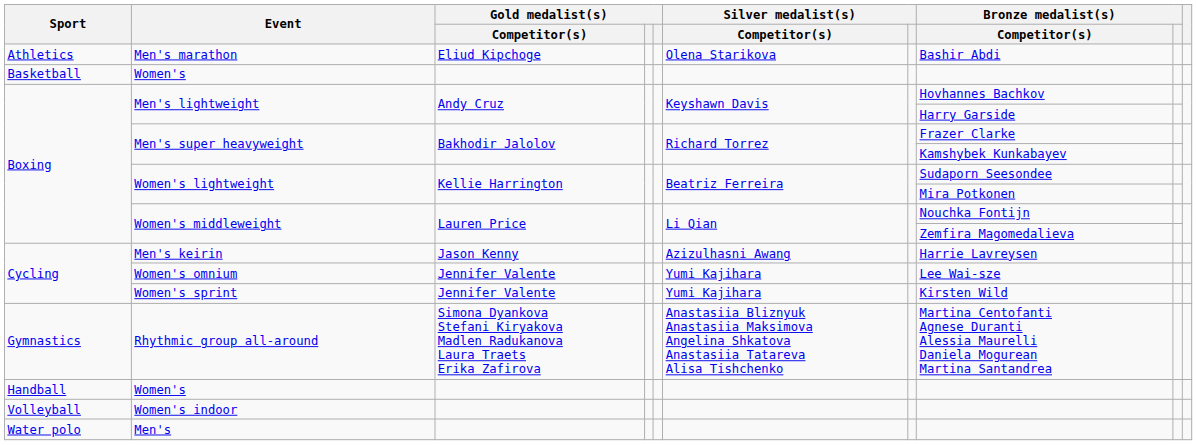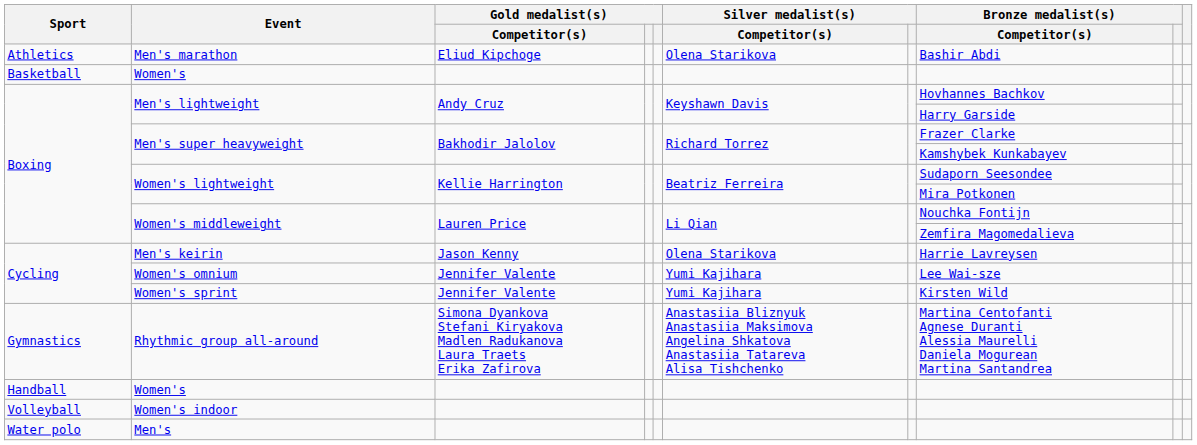(728, 253) Azizulhasni Awang -> (721, 253) Olena Starikova
